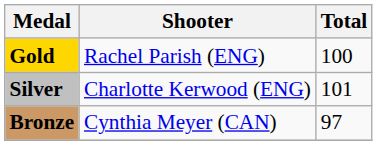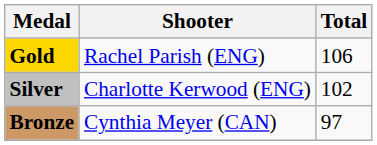(337, 55) 100 -> (337, 55) 106
(337, 88) 101 -> (337, 88) 102
